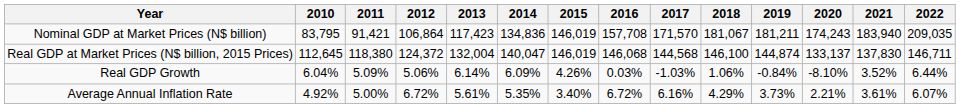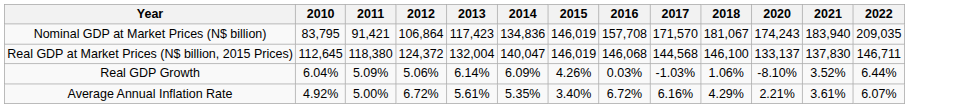- column: (777, 14)
